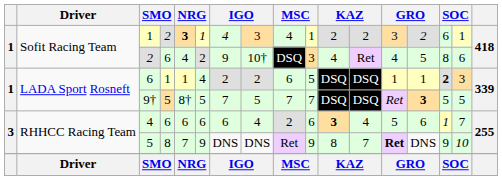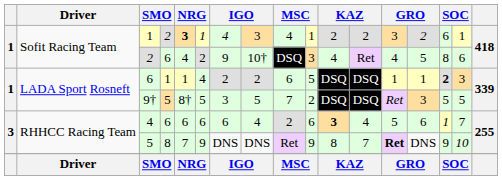(225, 100) 7 -> (225, 100) 3
(311, 100) 7 -> (311, 100) 2
(423, 100) bold -> (423, 100) normal
